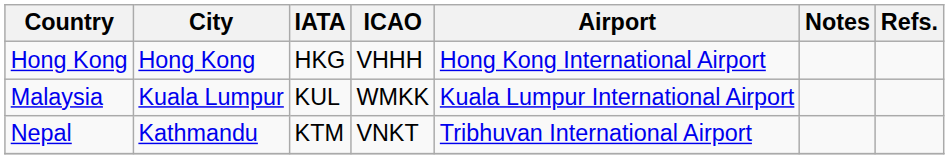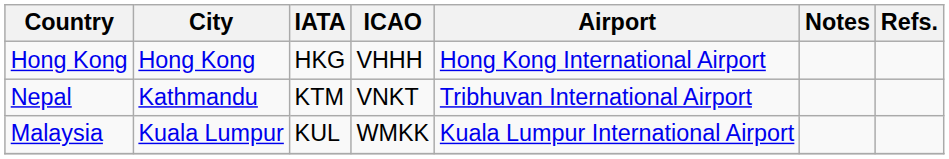rows swapped: (57, 97) <-> (41, 134)
